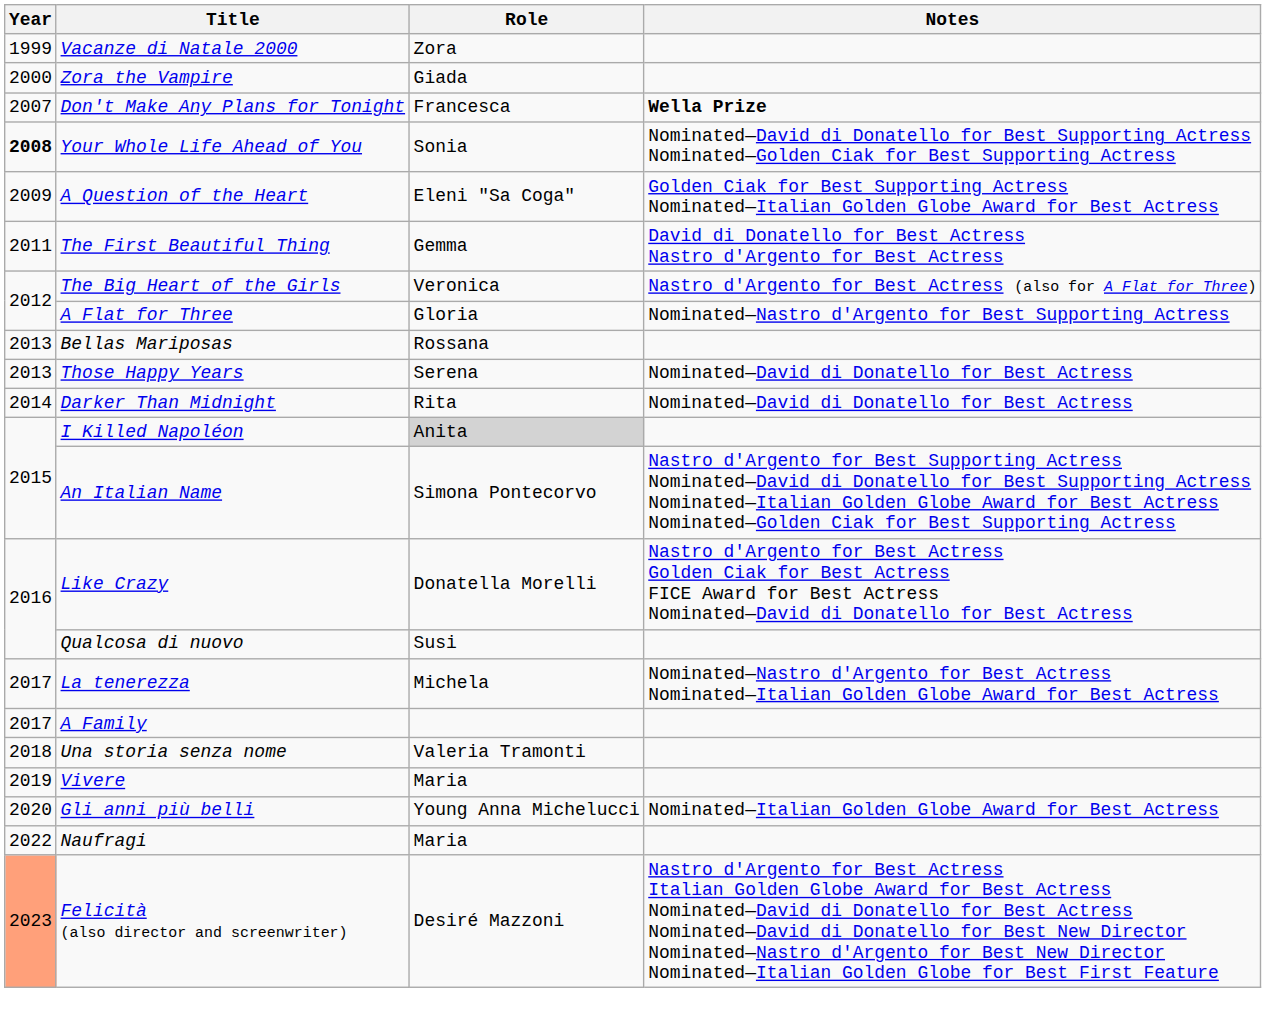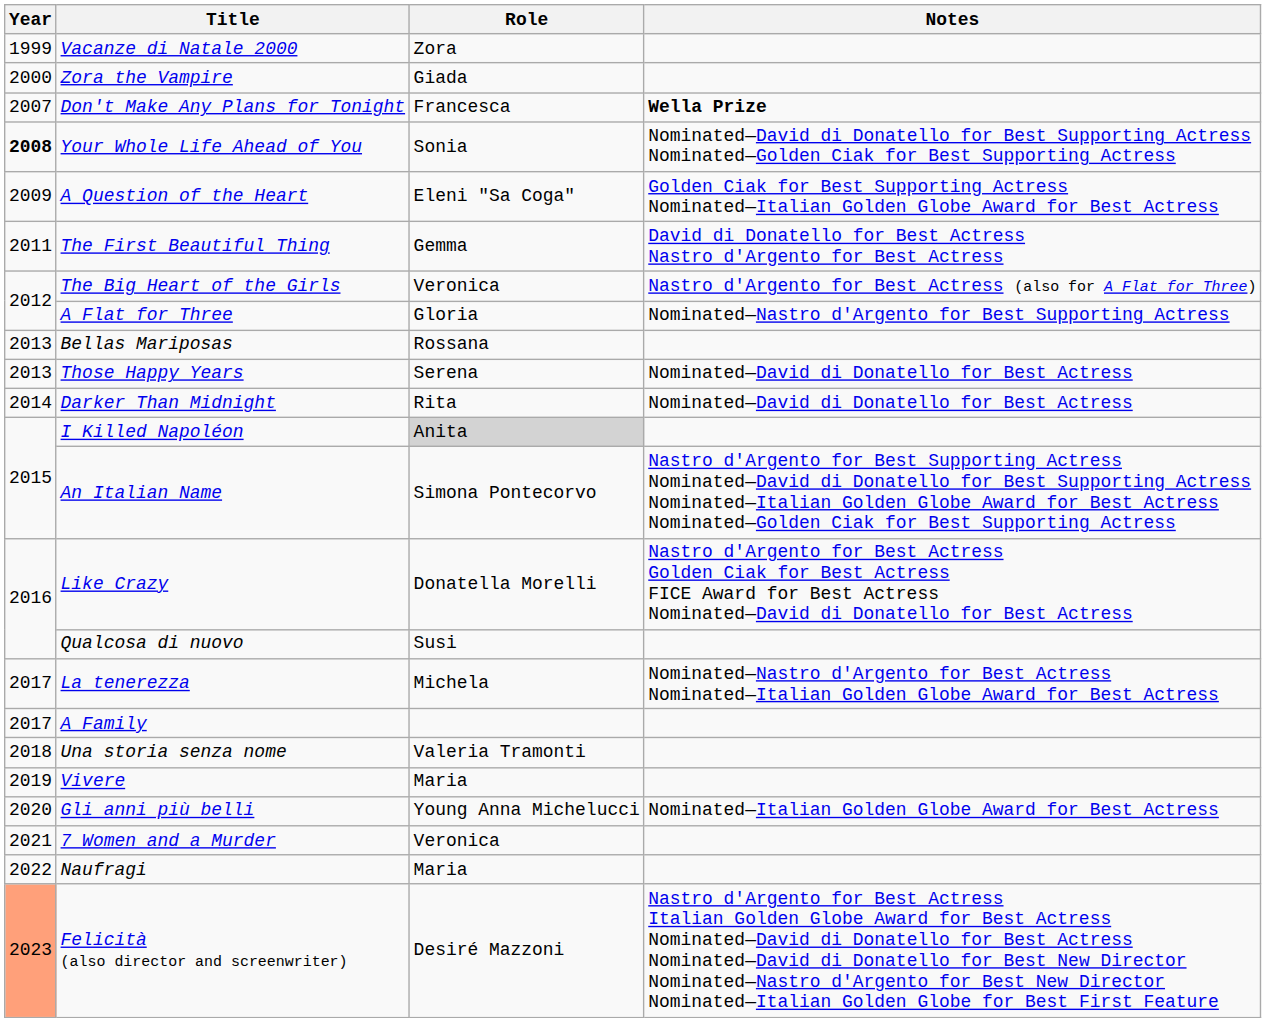+ row: (168, 840)
